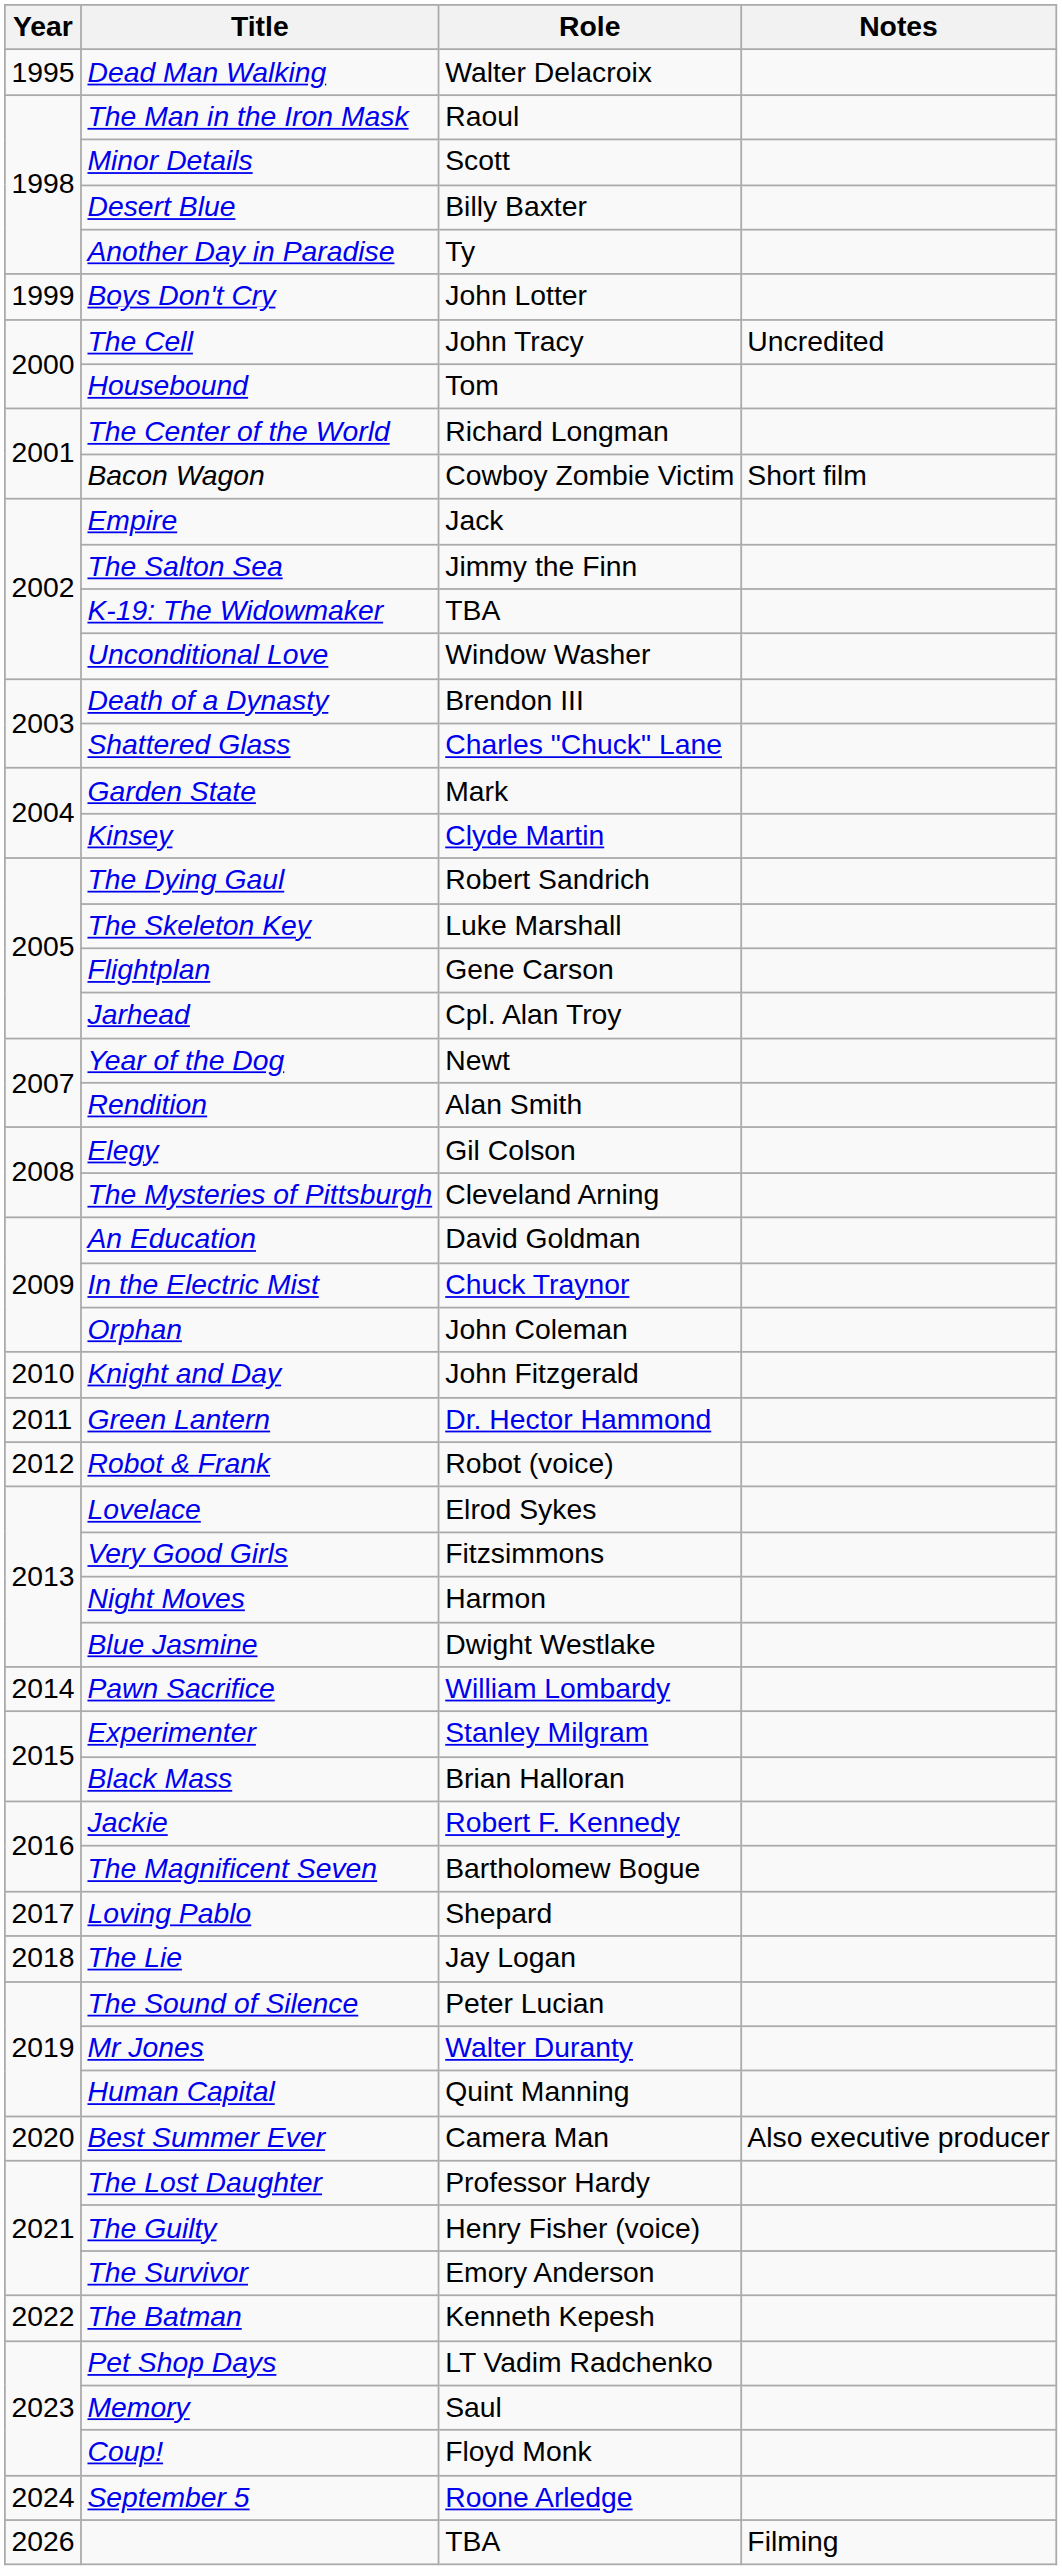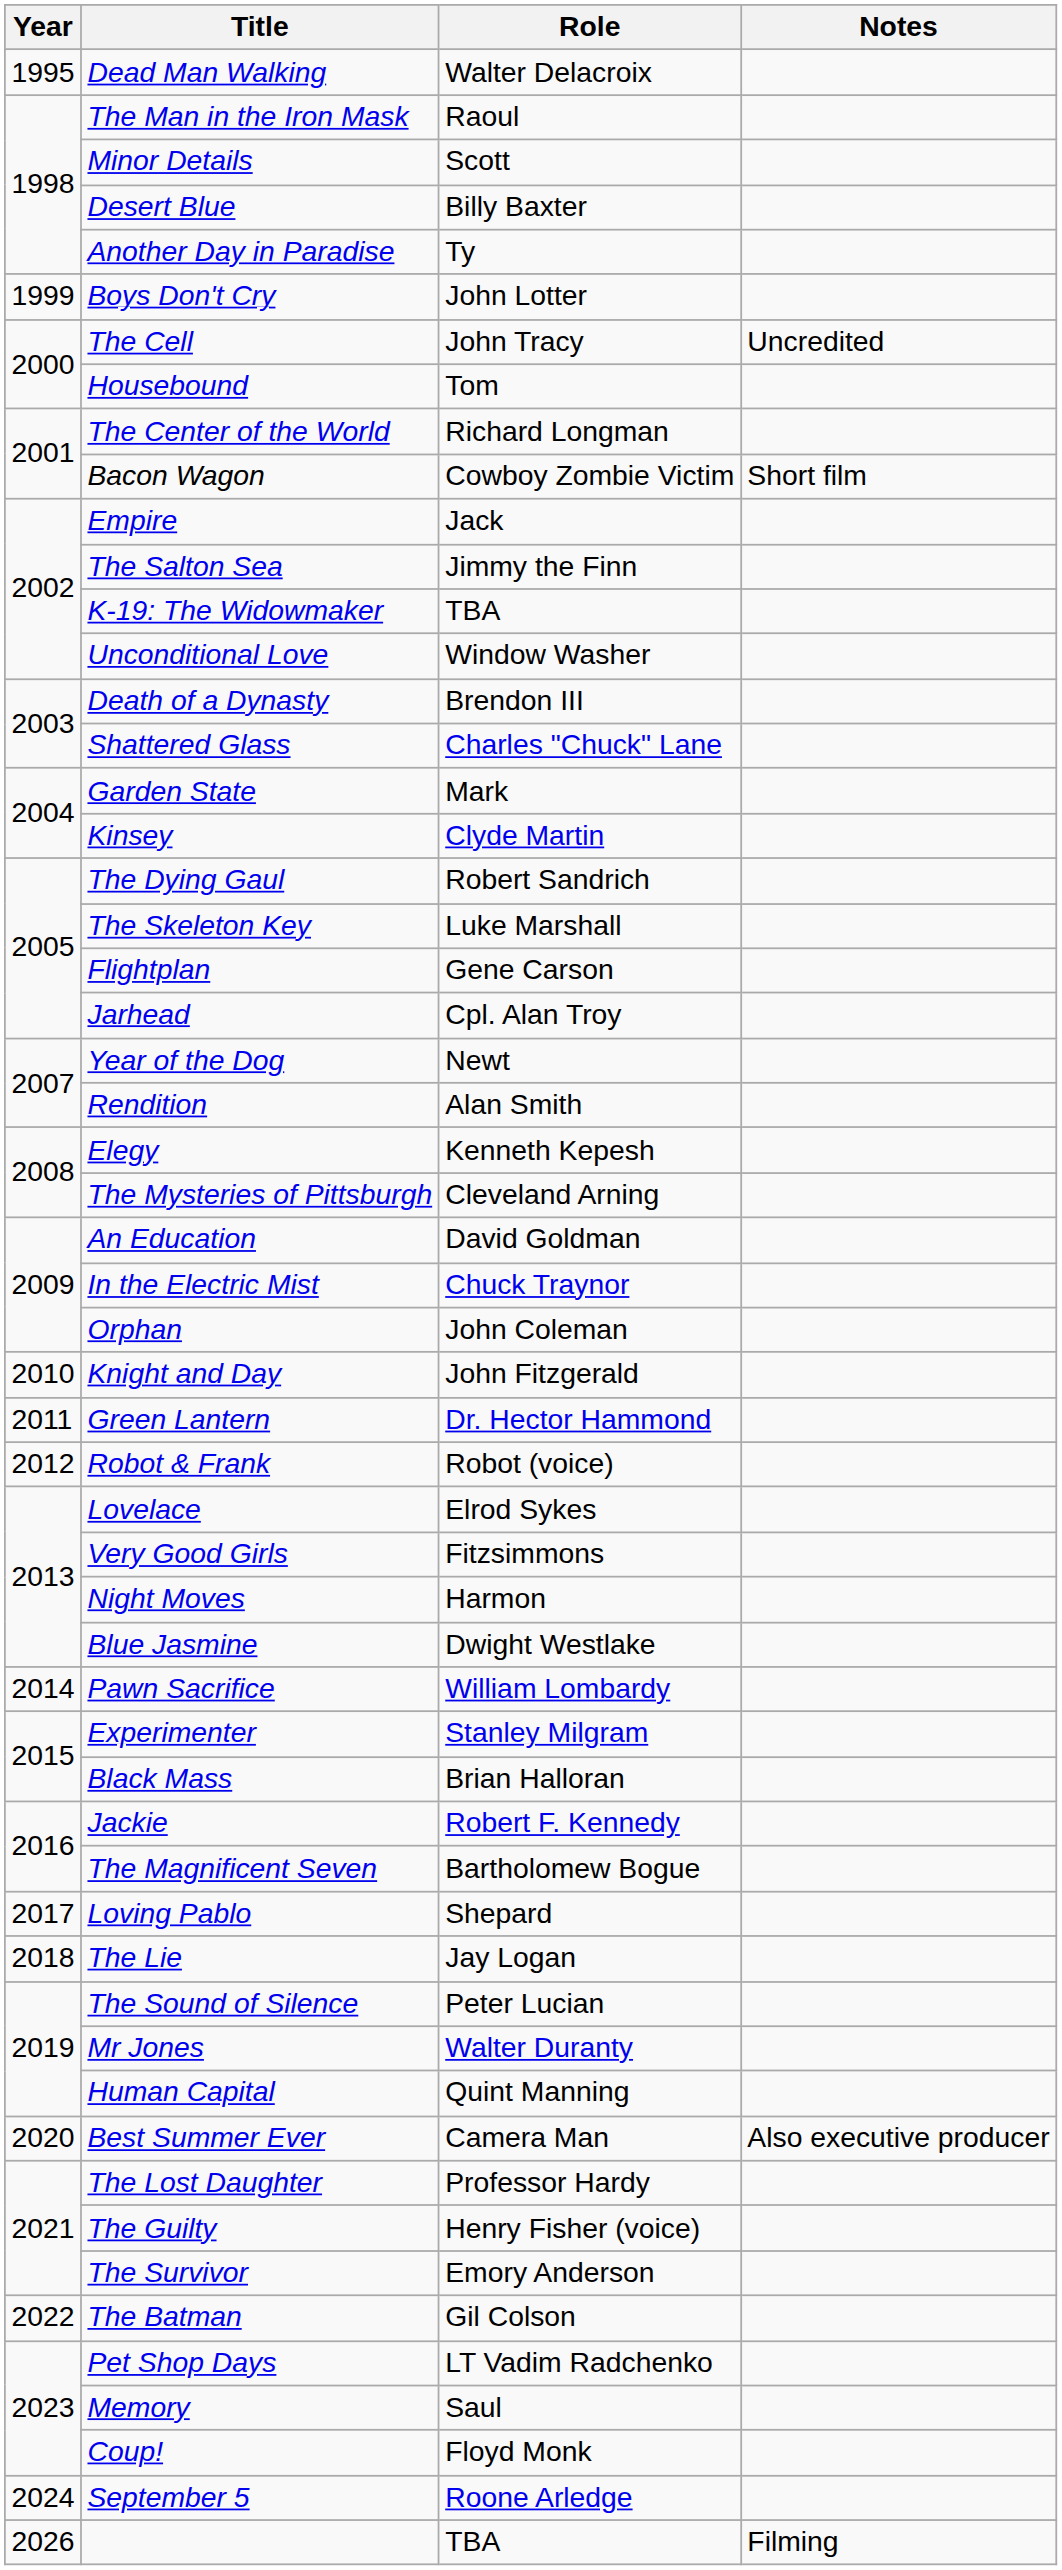(511, 1149) Gil Colson -> (550, 1149) Kenneth Kepesh
(550, 2317) Kenneth Kepesh -> (511, 2317) Gil Colson
